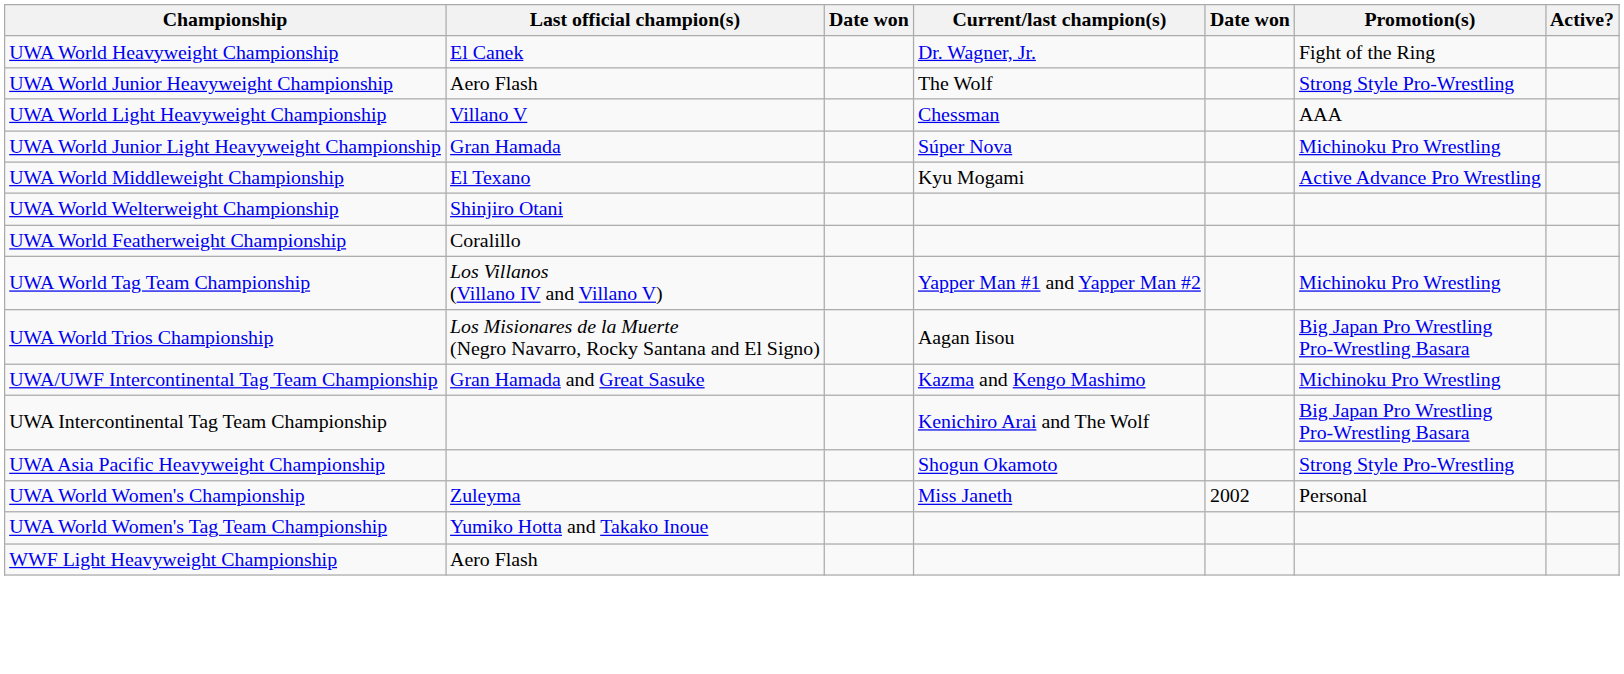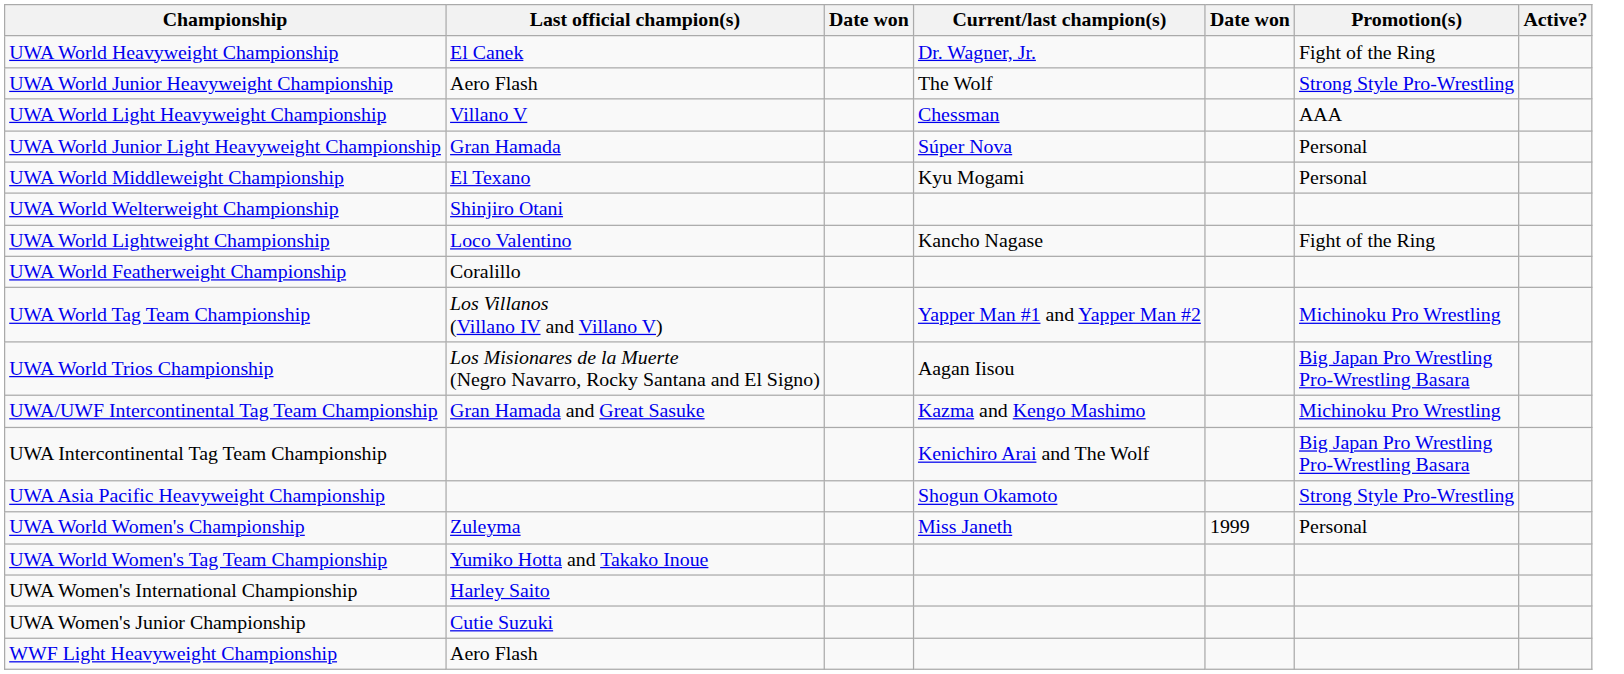(1400, 146) Michinoku Pro Wrestling -> (1333, 146) Personal
(1420, 177) Active Advance Pro Wrestling -> (1333, 177) Personal
+ row: (169, 240)
(1230, 496) 2002 -> (1230, 527) 1999
+ row: (183, 590)
+ row: (157, 622)
